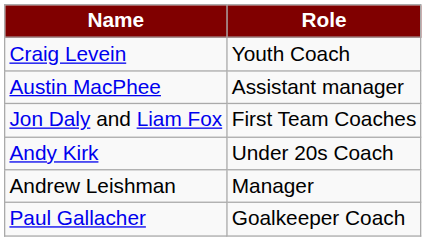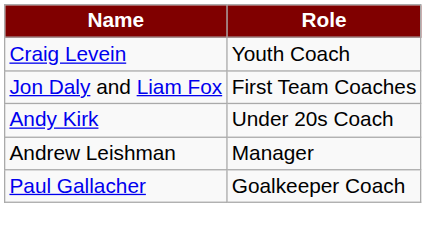- row: (85, 86)
